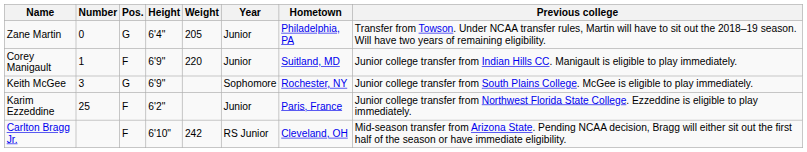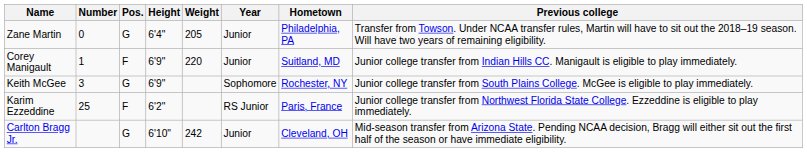(237, 106) Junior -> (246, 106) RS Junior
(125, 134) F -> (126, 134) G
(246, 134) RS Junior -> (237, 134) Junior
